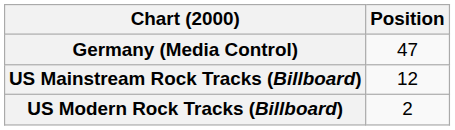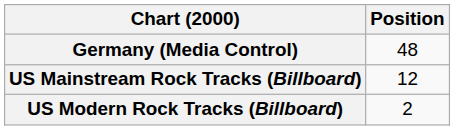(407, 49) 47 -> (407, 49) 48
